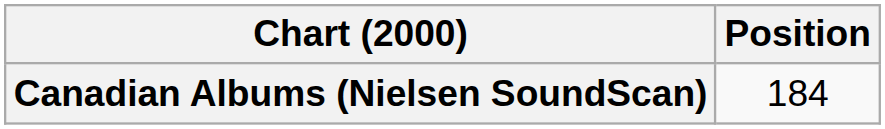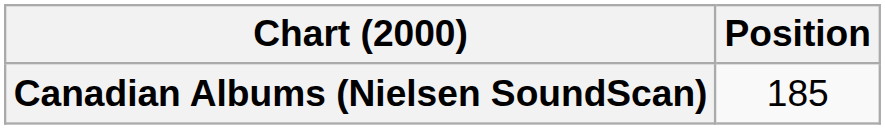(798, 92) 184 -> (798, 92) 185
